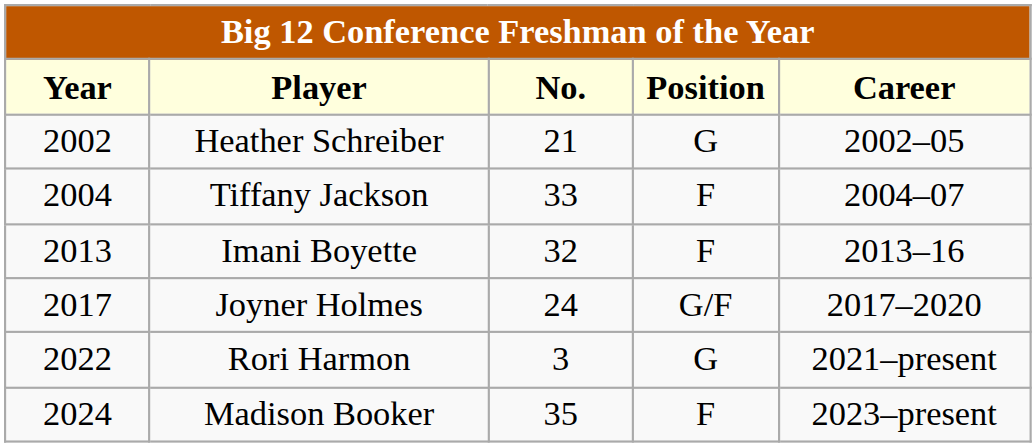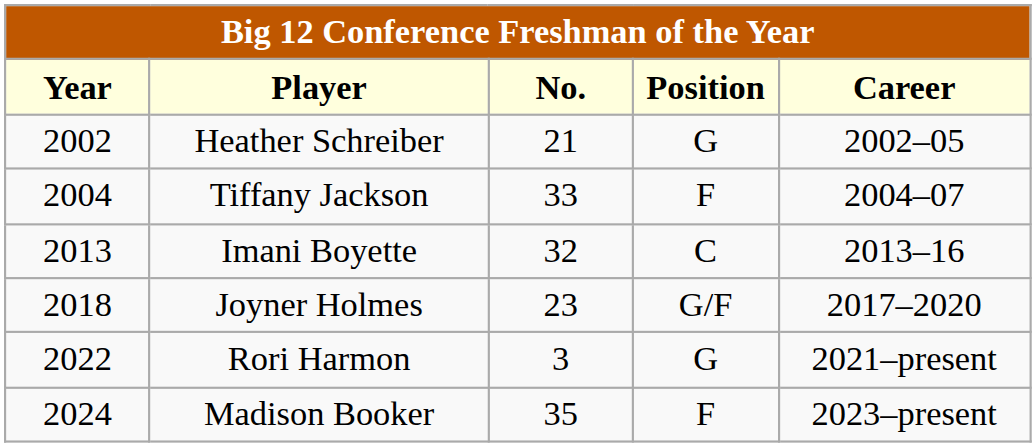(706, 250) F -> (706, 250) C
(78, 304) 2017 -> (78, 304) 2018
(561, 304) 24 -> (561, 304) 23
